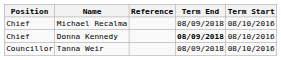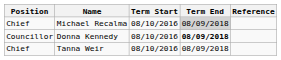columns swapped: (251, 11) <-> (152, 11)
(200, 23) no background -> (205, 23) lightgrey background
(18, 36) Chief -> (30, 36) Councillor
(30, 49) Councillor -> (18, 49) Chief
